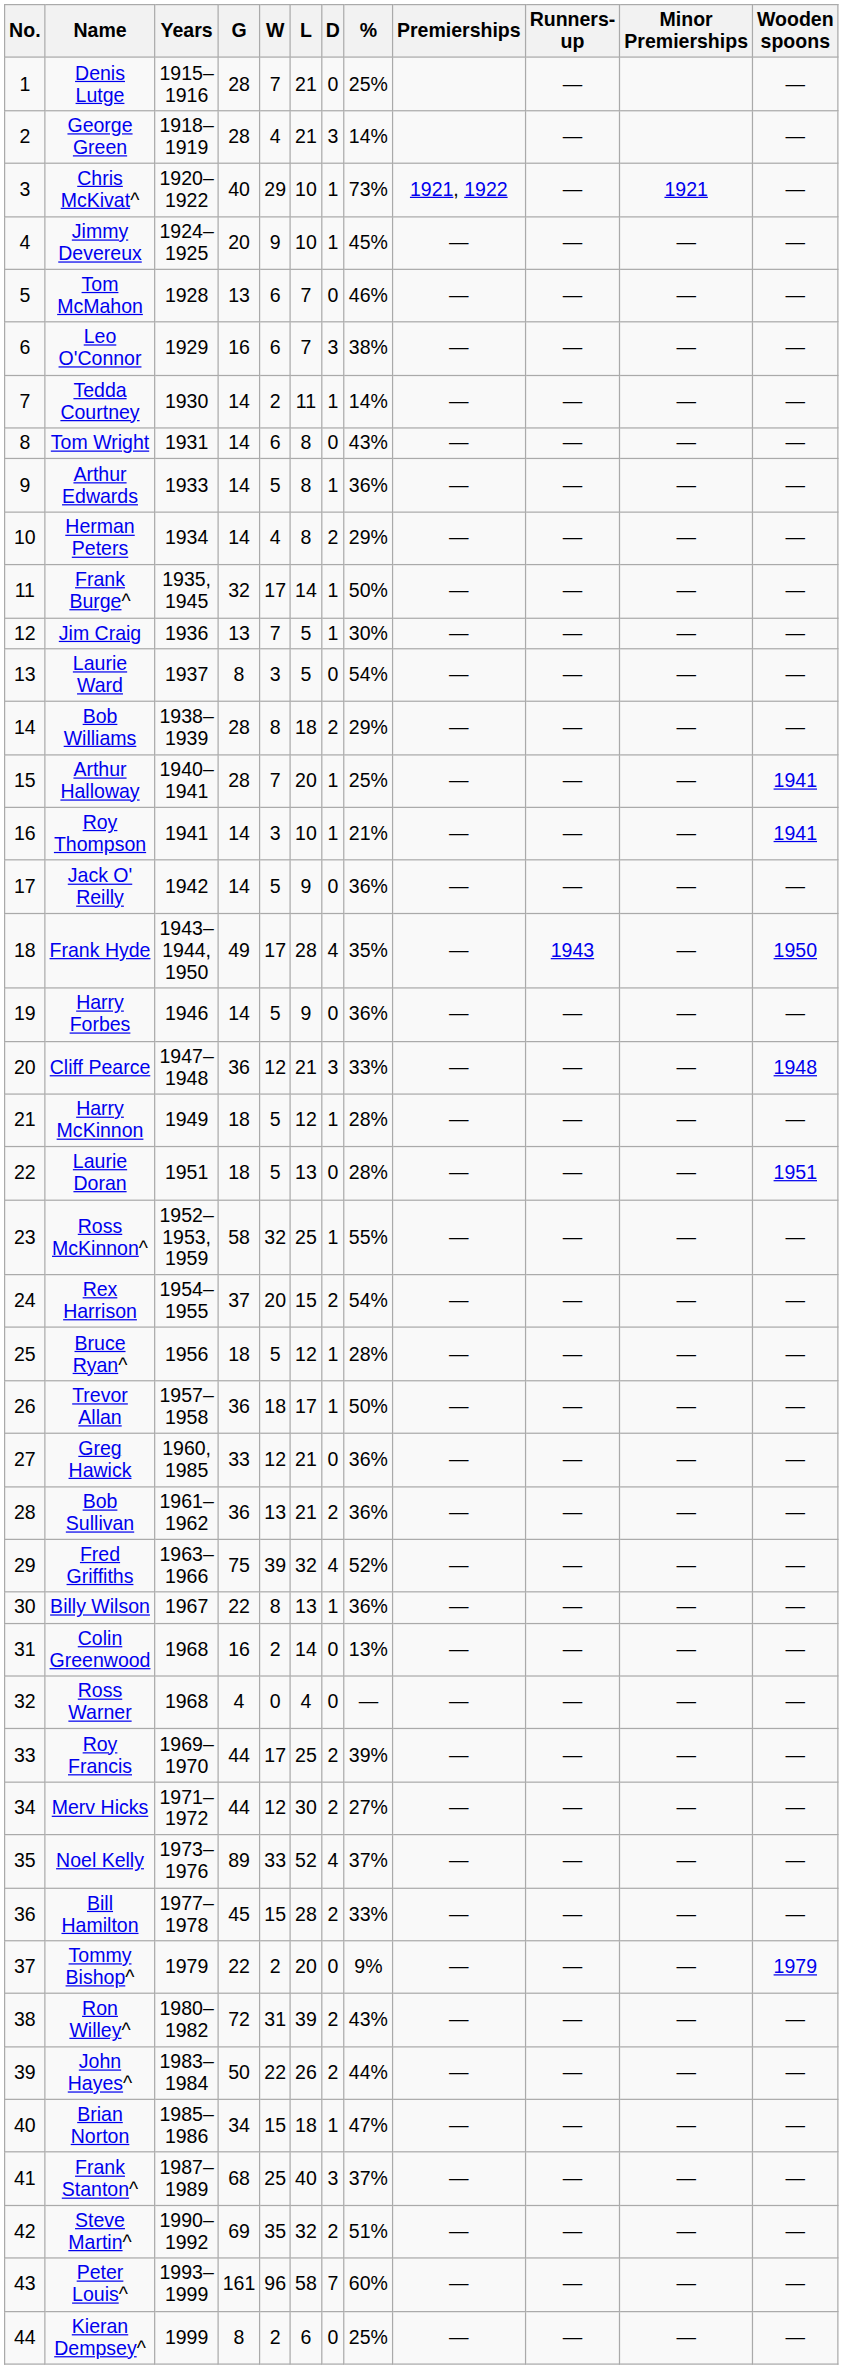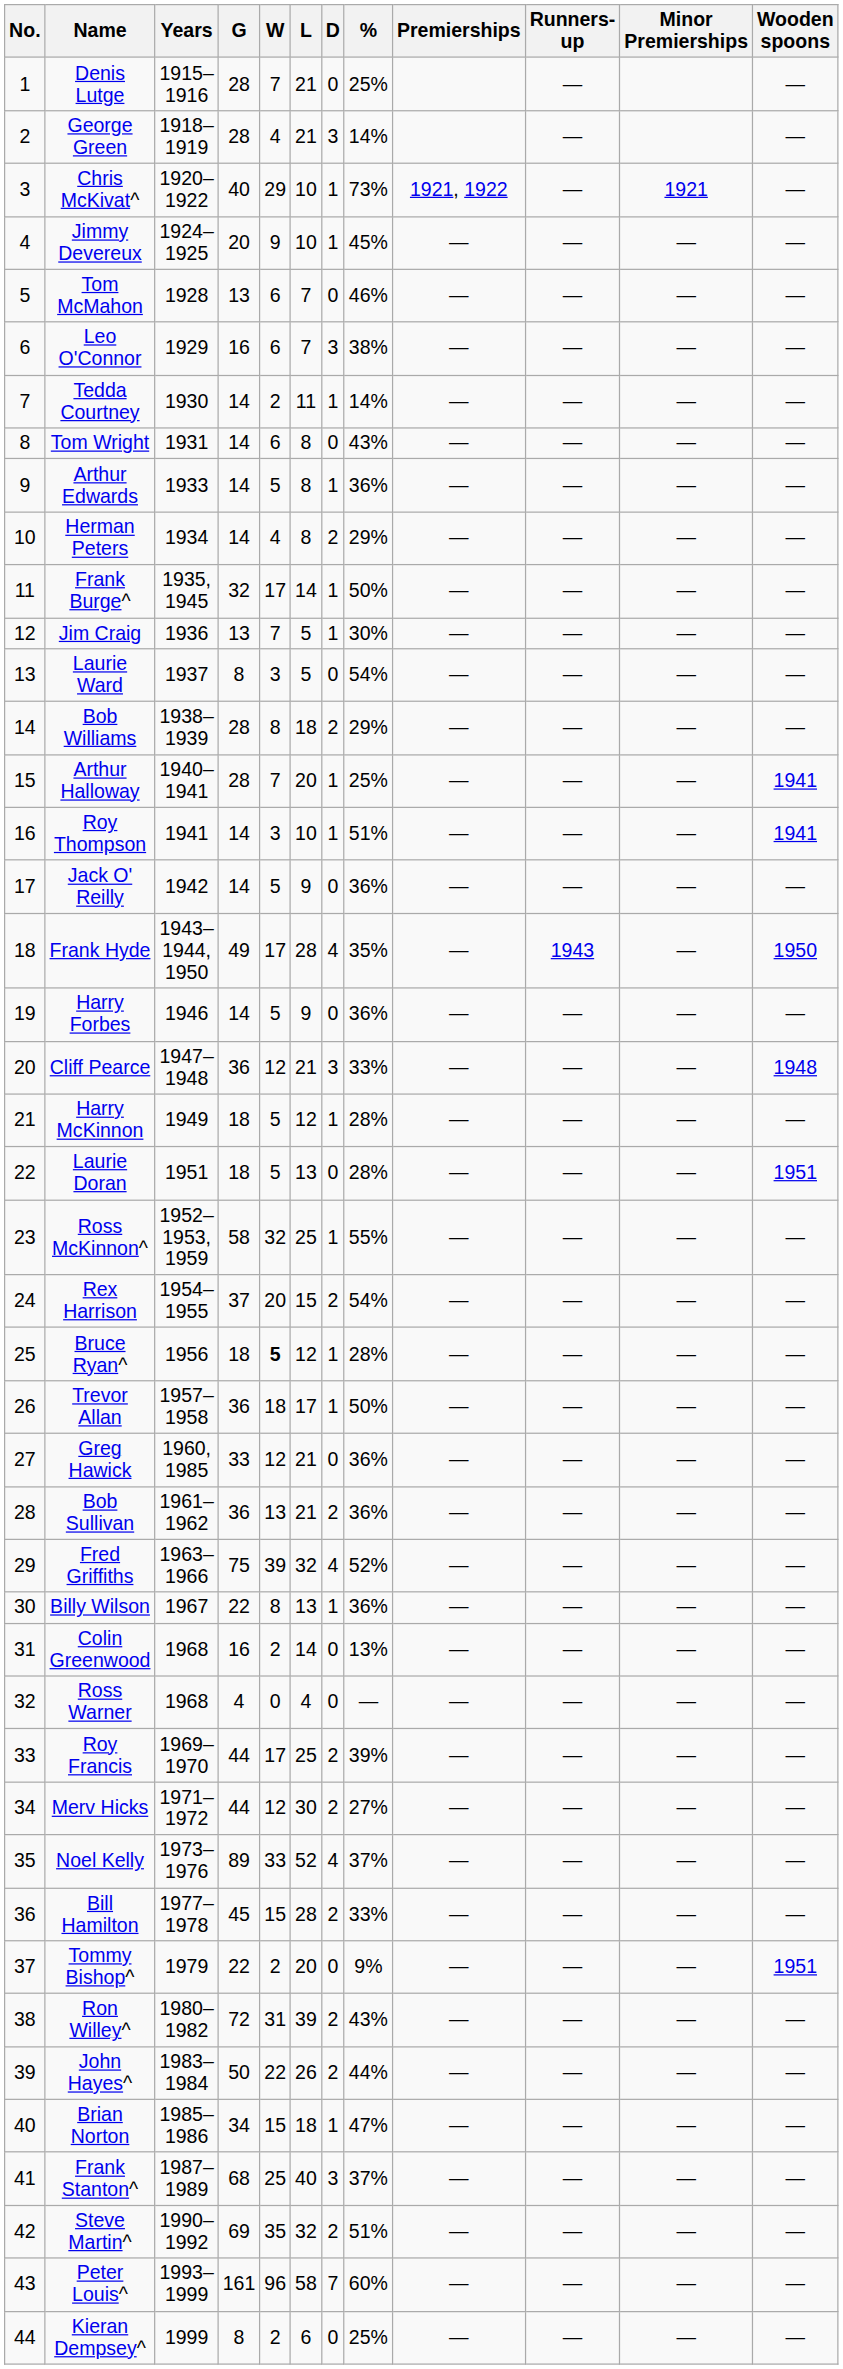(368, 833) 21% -> (368, 833) 51%
(275, 1353) normal -> (275, 1353) bold
(795, 1966) 1979 -> (795, 1966) 1951
